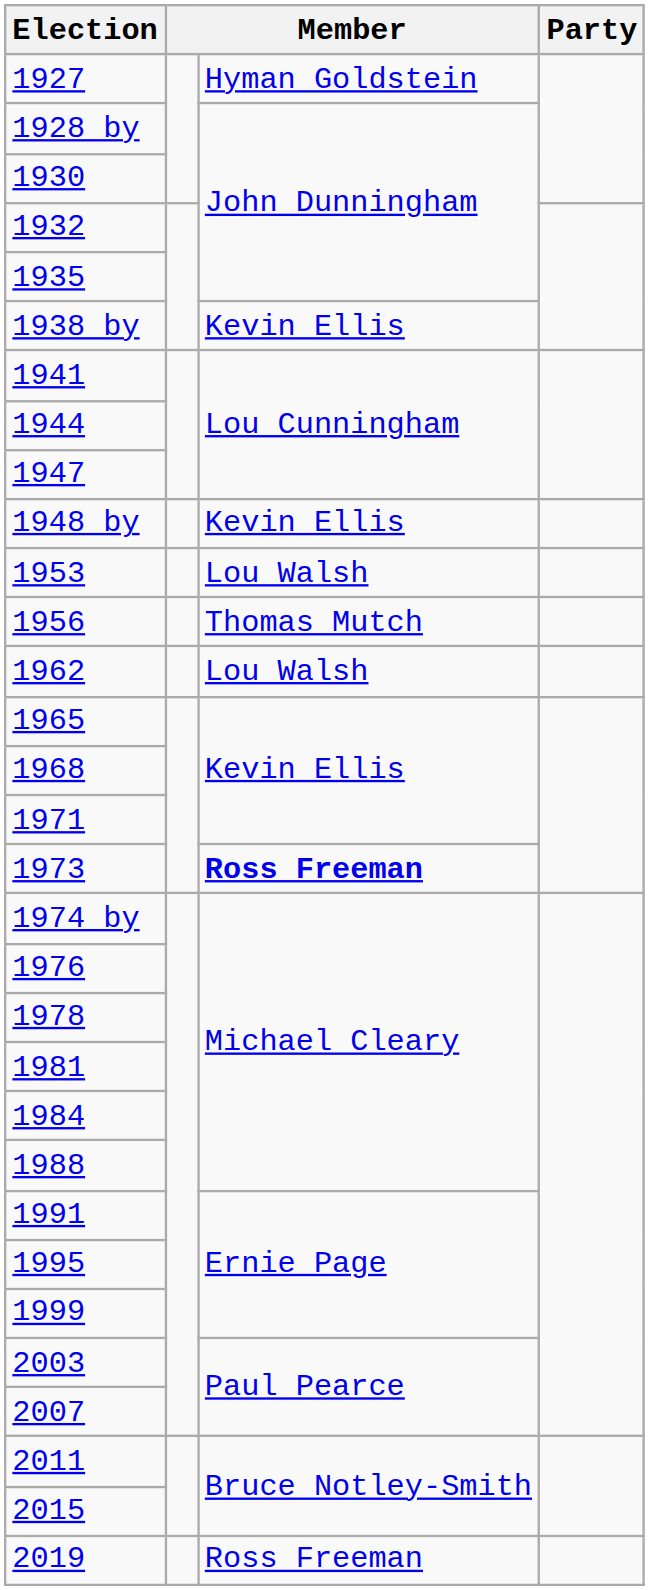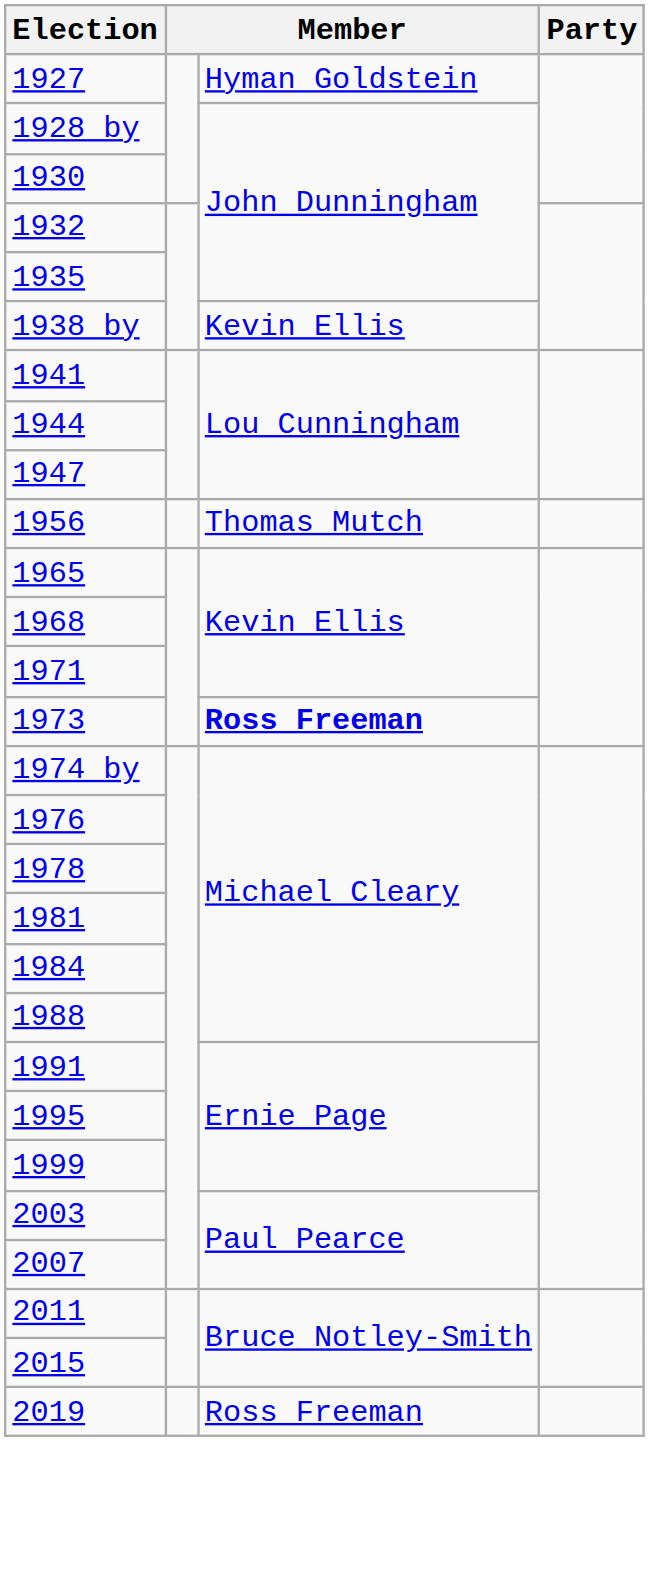- row: (76, 524)
- row: (49, 573)
- row: (49, 672)
